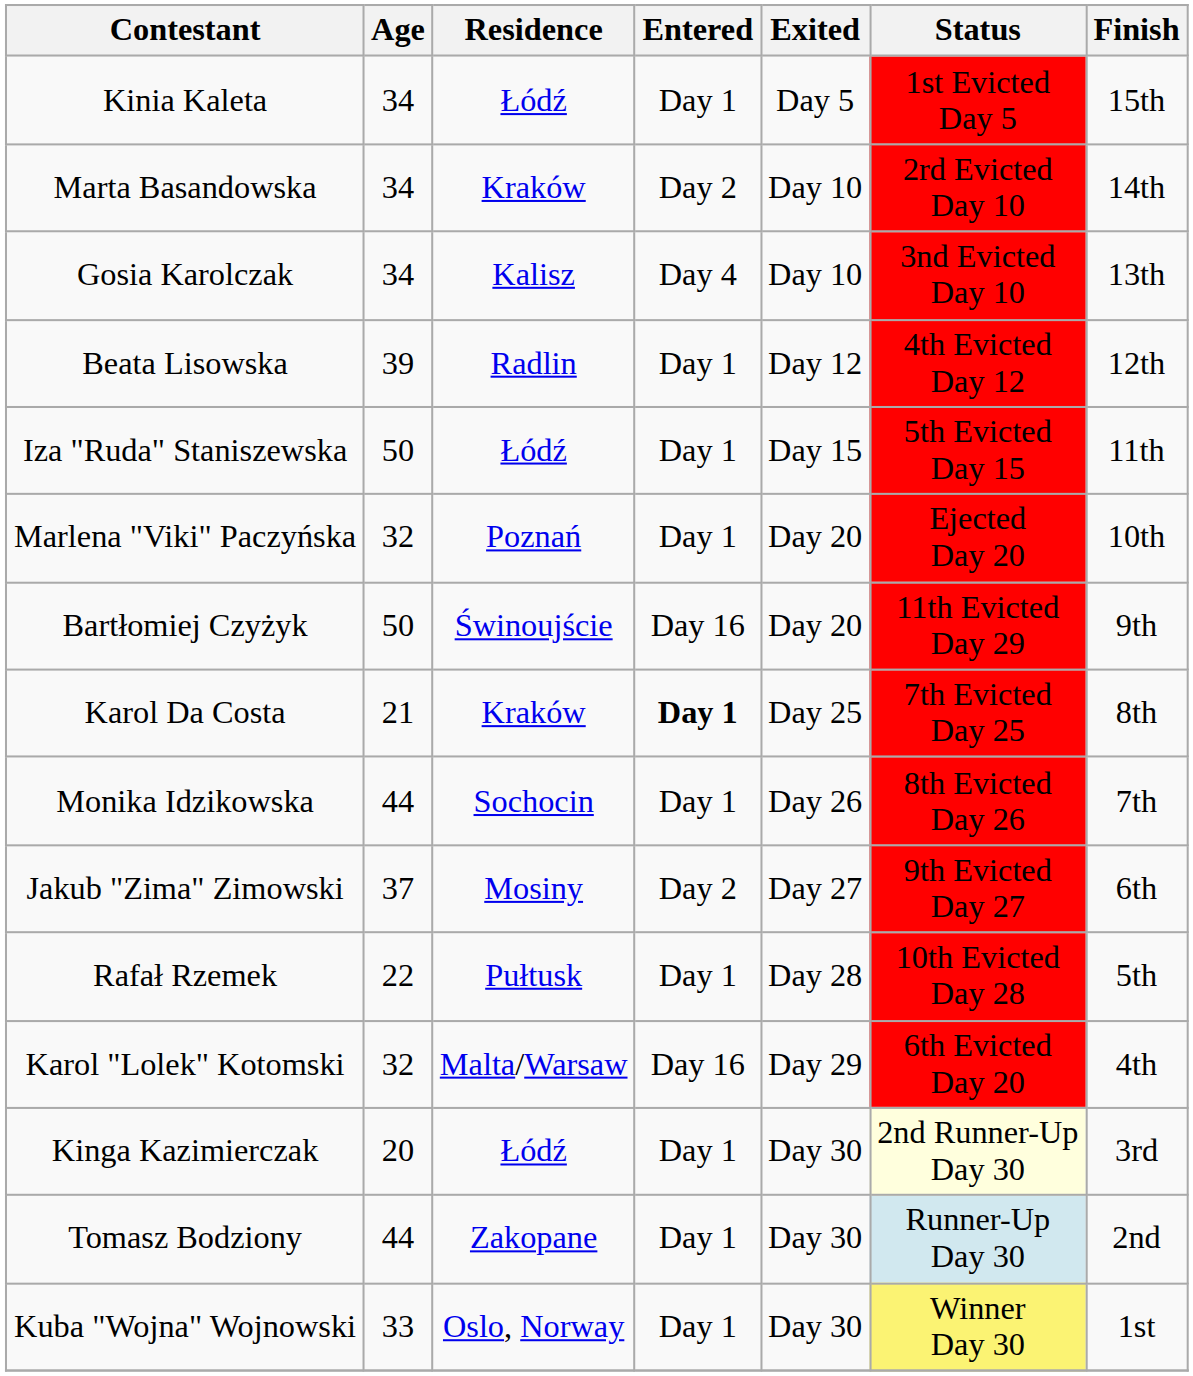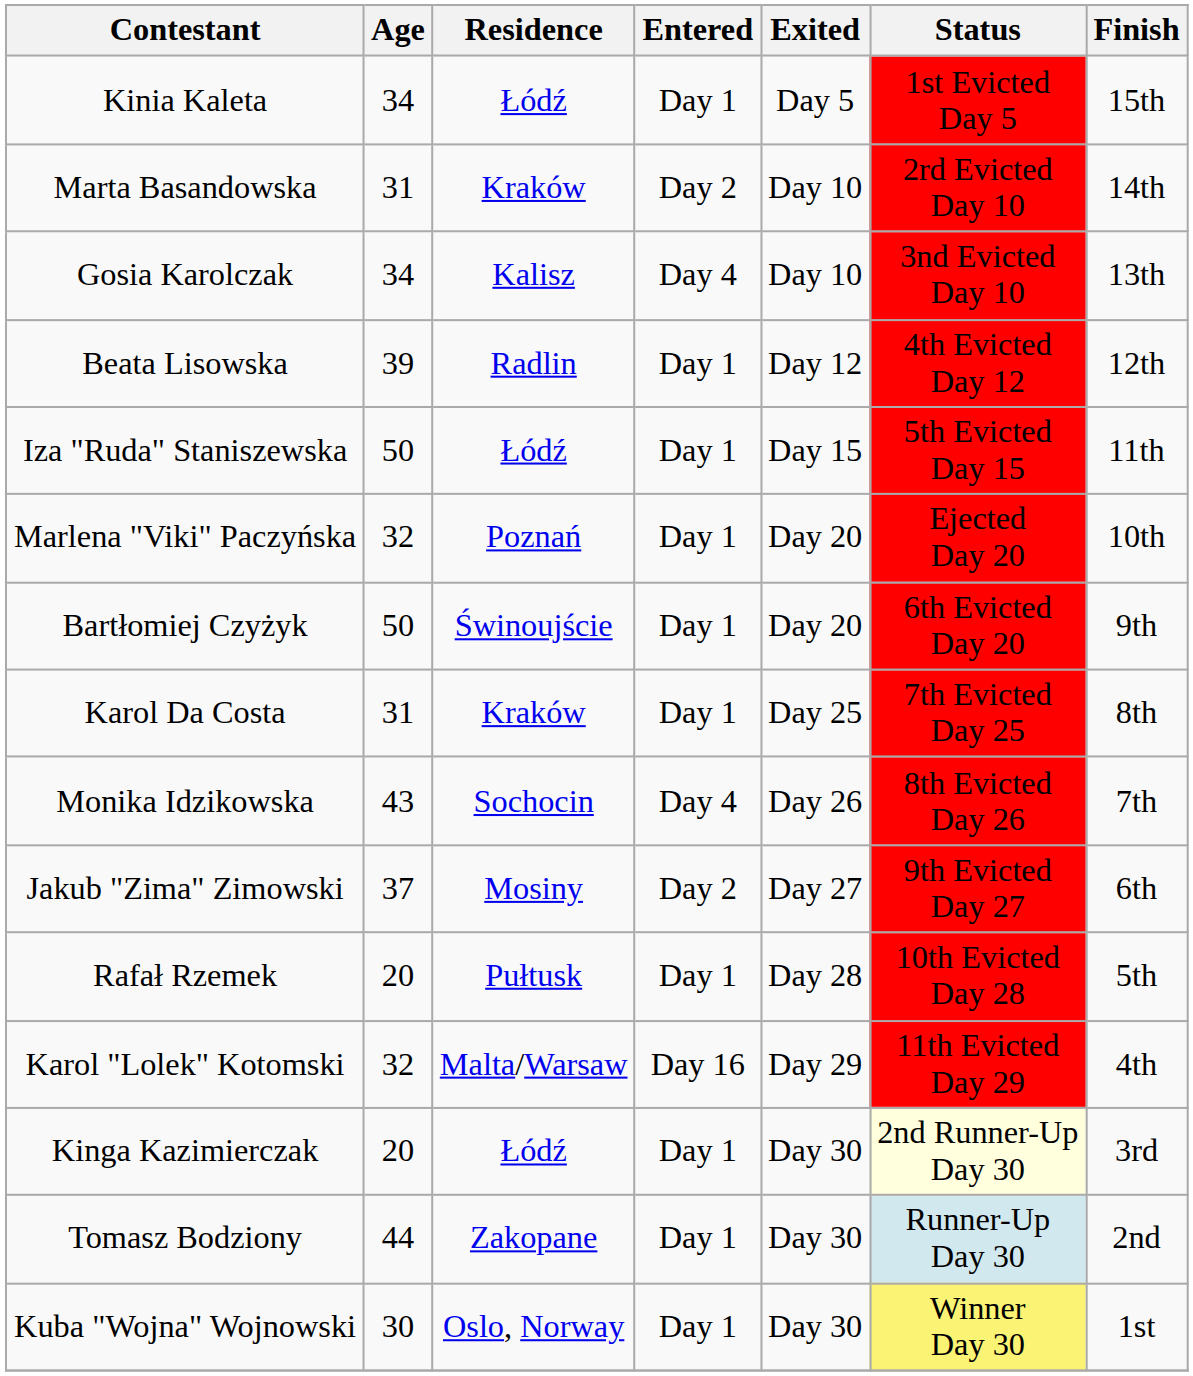(398, 187) 34 -> (398, 187) 31
(698, 625) Day 16 -> (698, 625) Day 1
(978, 625) 11th Evicted Day 29 -> (978, 625) 6th Evicted Day 20
(398, 712) 21 -> (398, 712) 31
(698, 712) bold -> (698, 712) normal
(398, 800) 44 -> (398, 800) 43
(698, 800) Day 1 -> (698, 800) Day 4
(398, 975) 22 -> (398, 975) 20
(978, 1063) 6th Evicted Day 20 -> (978, 1063) 11th Evicted Day 29
(398, 1326) 33 -> (398, 1326) 30
